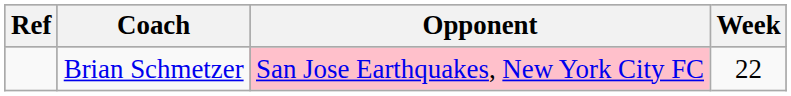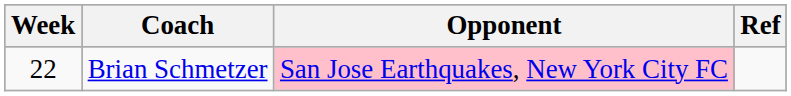columns swapped: (749, 25) <-> (31, 25)
